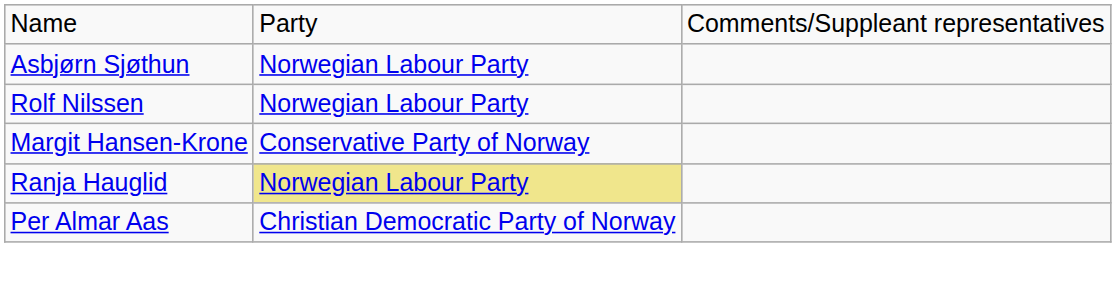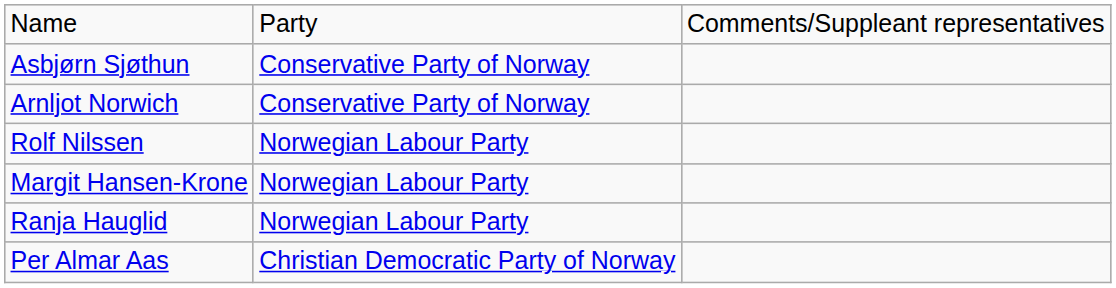(394, 63) Norwegian Labour Party -> (424, 63) Conservative Party of Norway
+ row: (94, 103)
(424, 143) Conservative Party of Norway -> (394, 182) Norwegian Labour Party
(394, 182) khaki background -> (394, 222) no background
